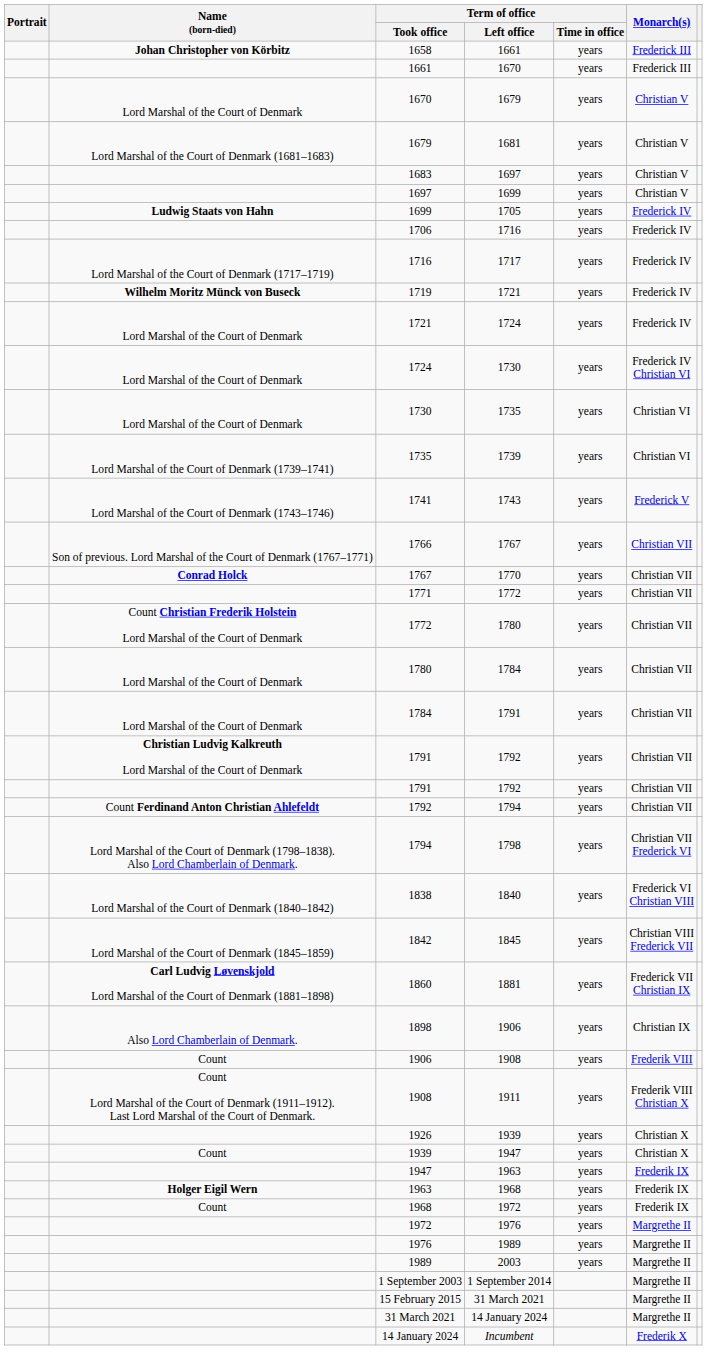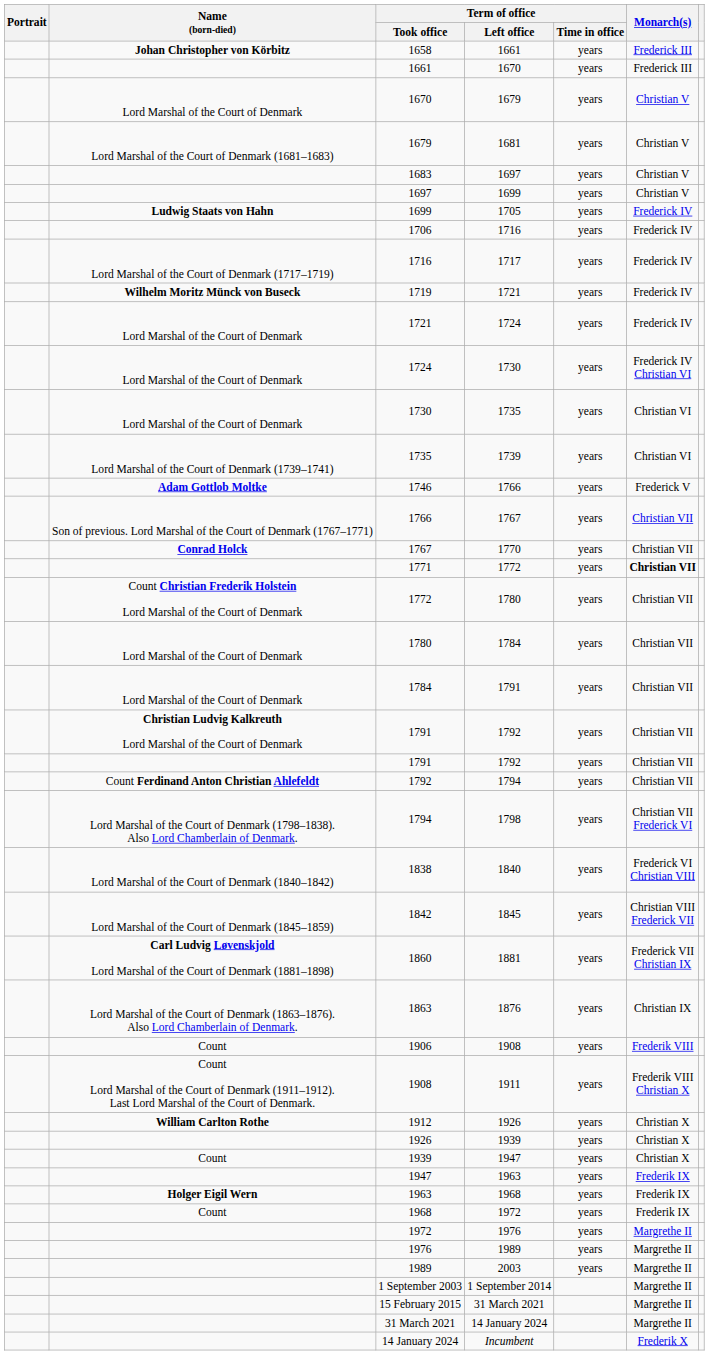- row: (212, 513)
+ row: (212, 487)
(662, 594) normal -> (663, 568) bold
+ row: (212, 1021)
- row: (212, 1041)
+ row: (212, 1121)
